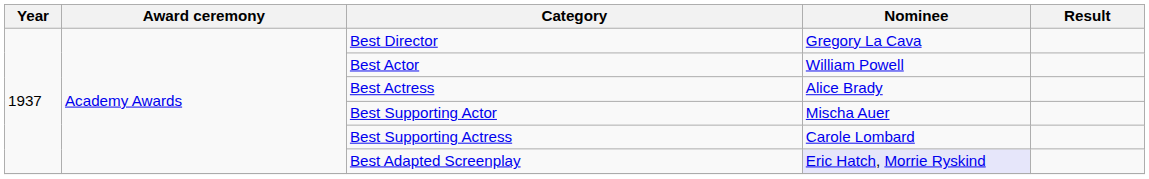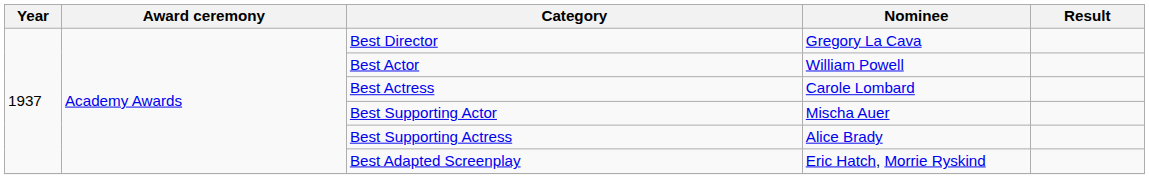(844, 88) Alice Brady -> (860, 88) Carole Lombard
(860, 137) Carole Lombard -> (844, 137) Alice Brady
(896, 161) lavender background -> (896, 161) no background
